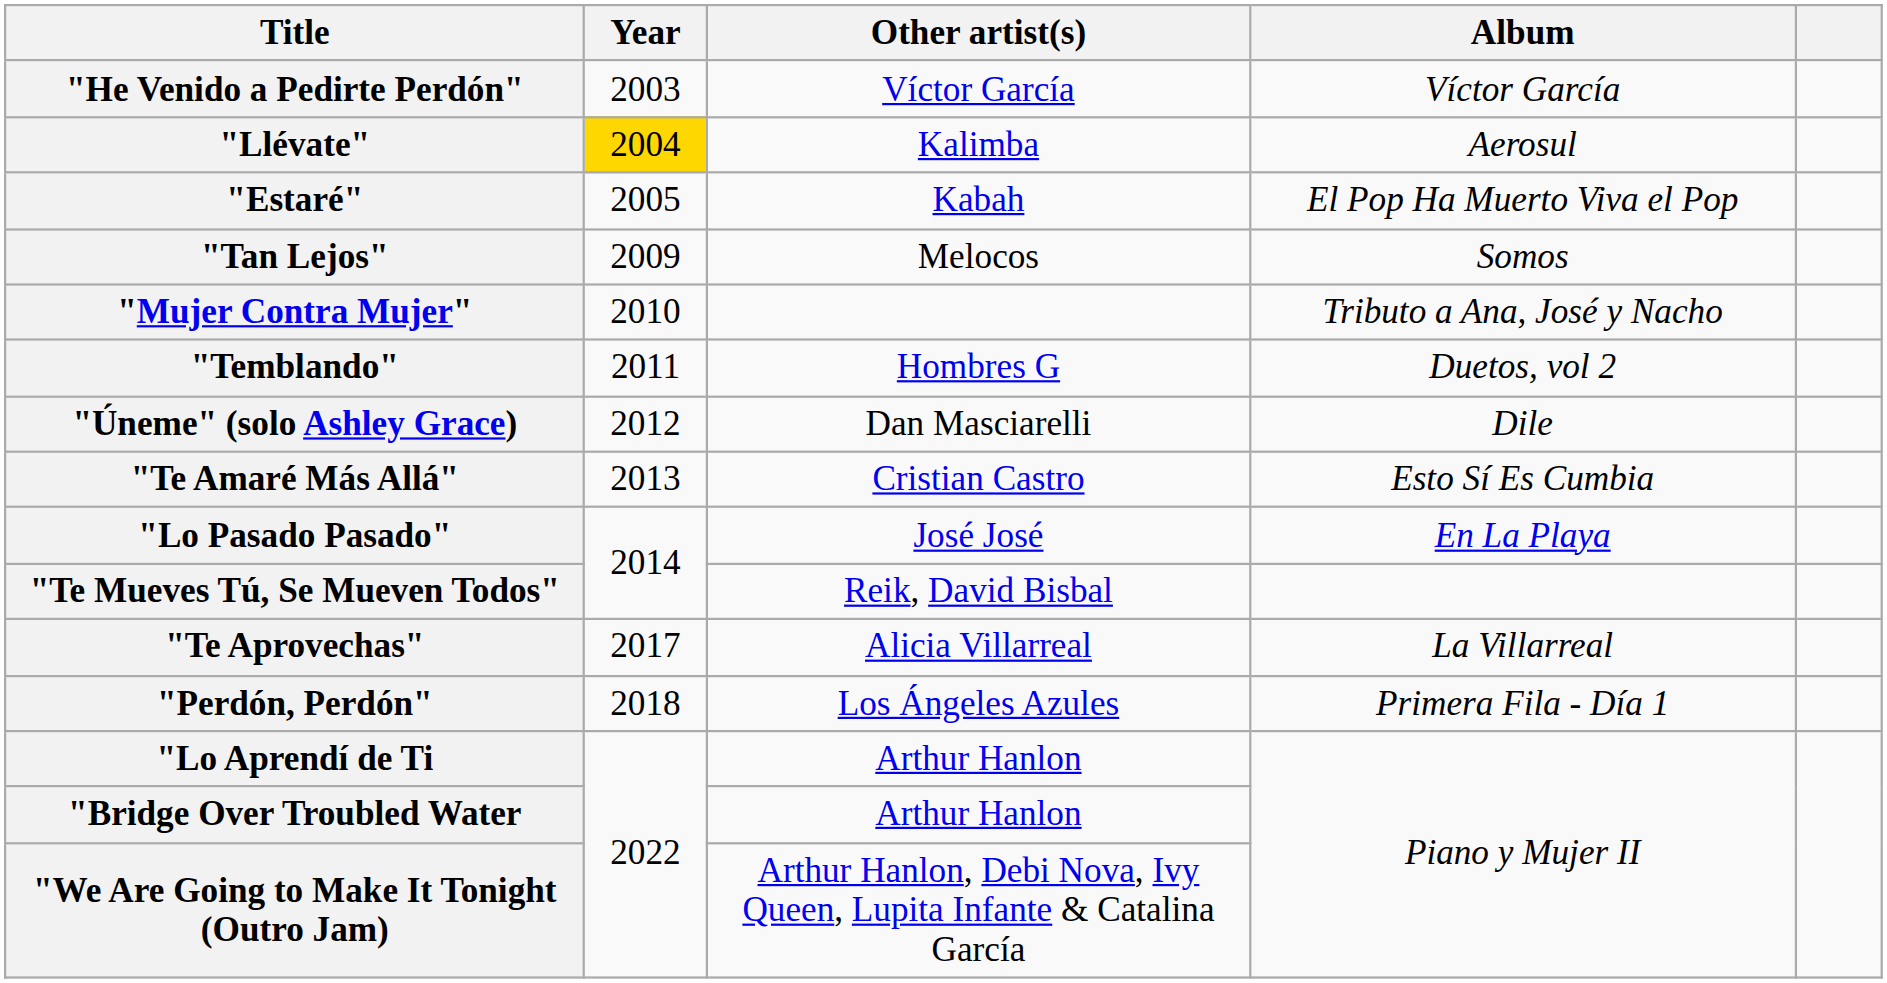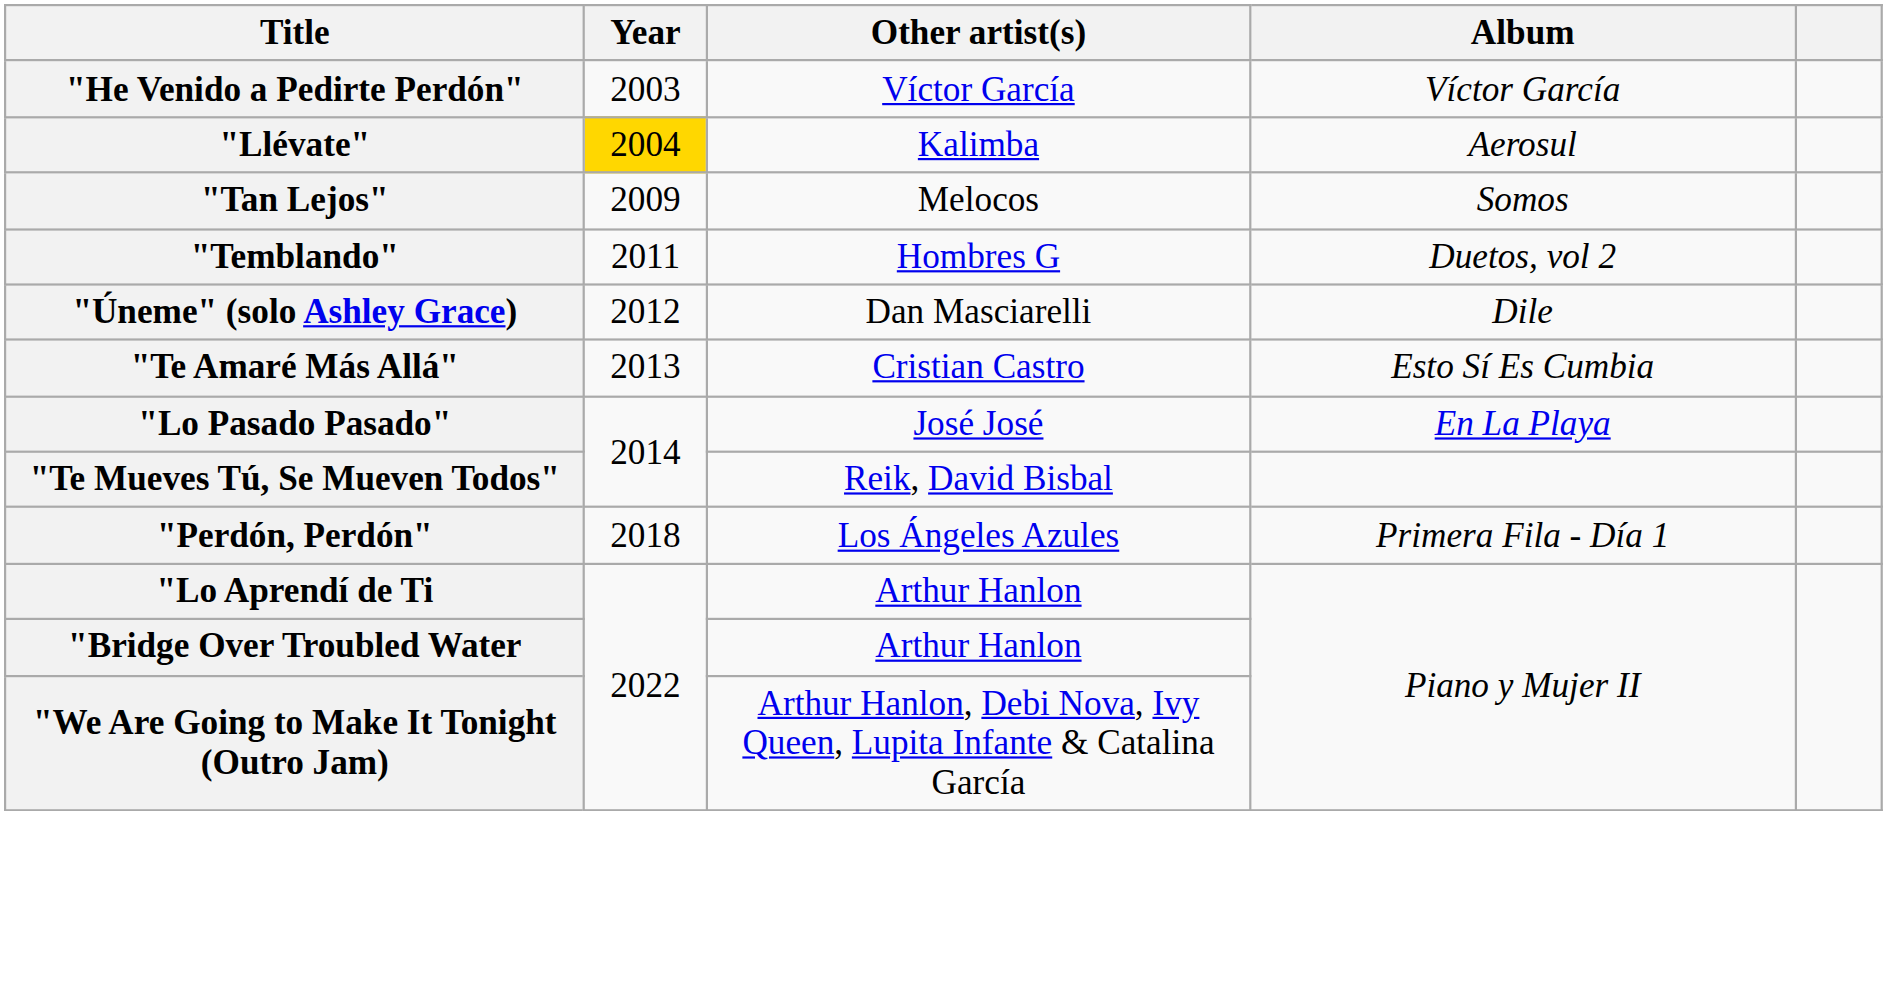- row: (295, 199)
- row: (295, 311)
- row: (295, 646)
